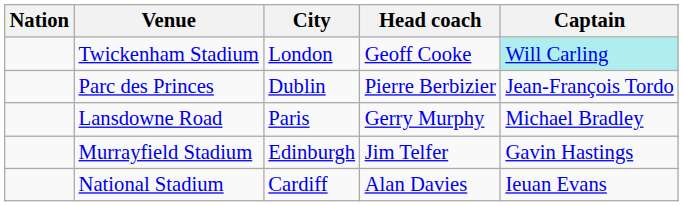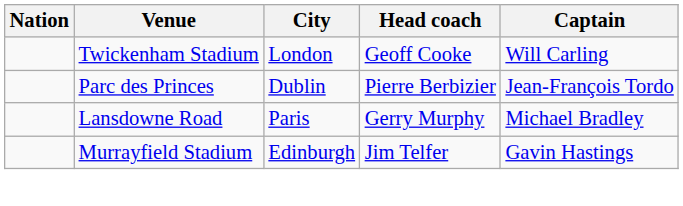(557, 53) paleturquoise background -> (557, 53) no background
- row: (151, 184)
